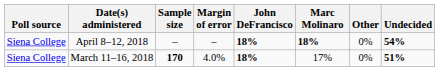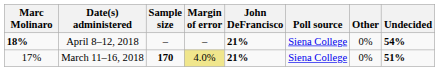columns swapped: (36, 24) <-> (322, 18)
(247, 41) 18% -> (238, 41) 21%
(214, 58) no background -> (205, 58) khaki background
(247, 58) 18% -> (238, 58) 21%
